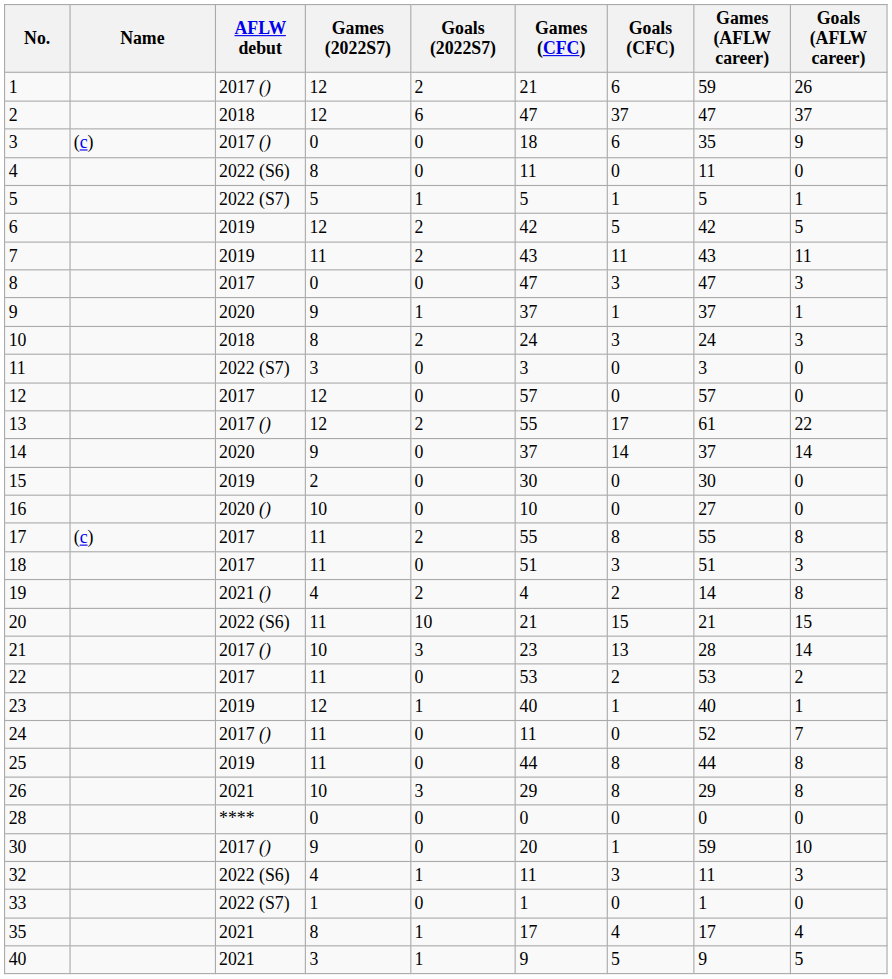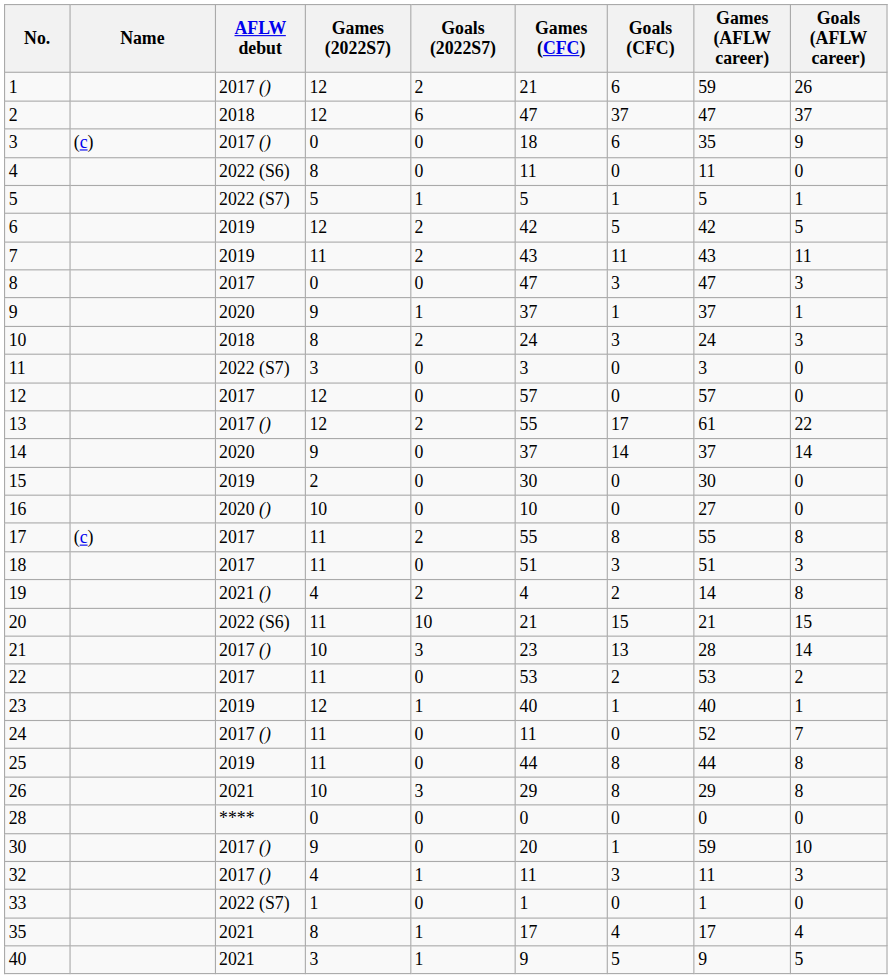(254, 875) 2022 (S6) -> (245, 875) 2017 ()
